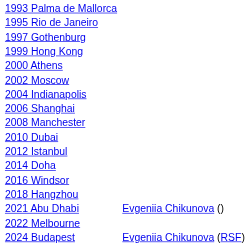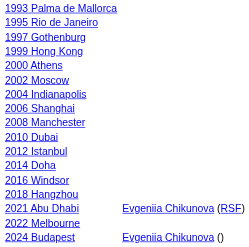(173, 209) Evgeniia Chikunova () -> (184, 209) Evgeniia Chikunova (RSF)
(184, 237) Evgeniia Chikunova (RSF) -> (173, 237) Evgeniia Chikunova ()
